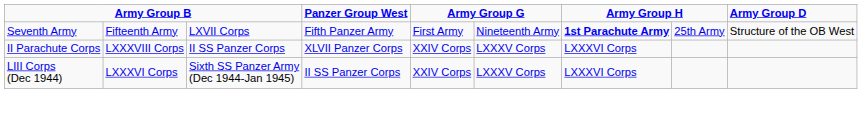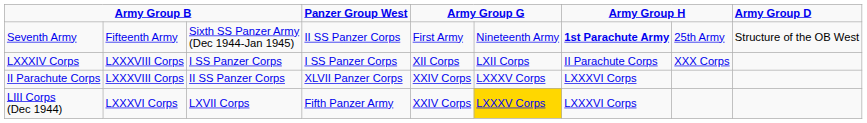(219, 31) LXVII Corps -> (244, 37) Sixth SS Panzer Army (Dec 1944-Jan 1945)
(349, 31) Fifth Panzer Army -> (352, 37) II SS Panzer Corps
+ row: (43, 61)
(244, 72) Sixth SS Panzer Army (Dec 1944-Jan 1945) -> (219, 103) LXVII Corps
(352, 72) II SS Panzer Corps -> (349, 103) Fifth Panzer Army
(511, 72) no background -> (511, 103) gold background
